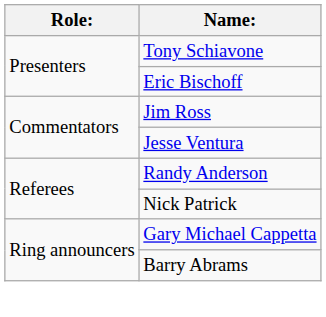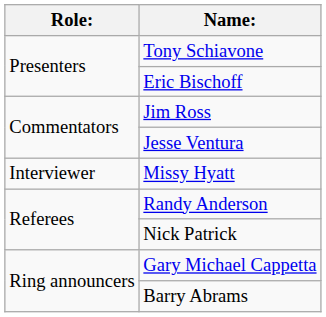+ row: (189, 173)
